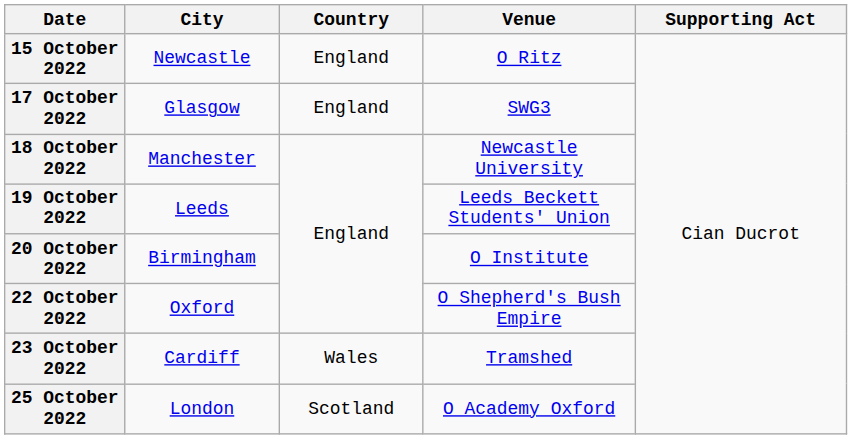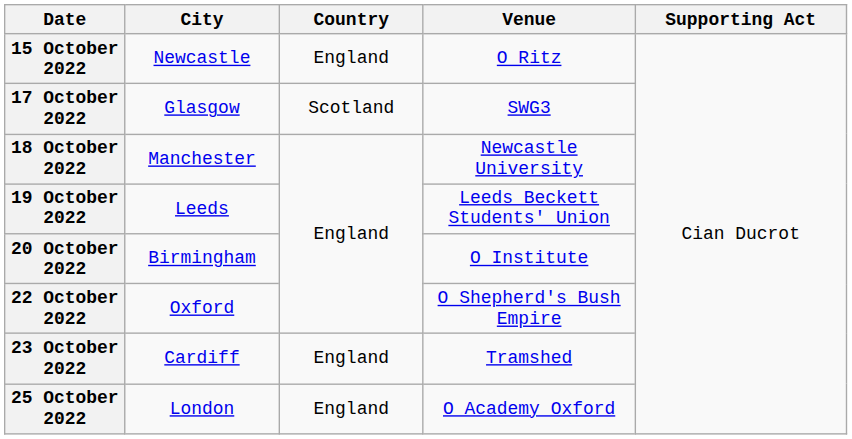(351, 109) England -> (351, 109) Scotland
(351, 359) Wales -> (351, 359) England
(351, 408) Scotland -> (351, 408) England
